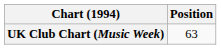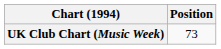(191, 34) 63 -> (191, 34) 73
